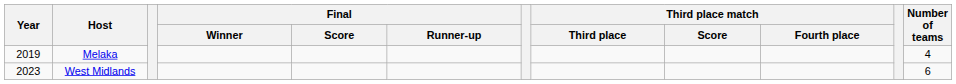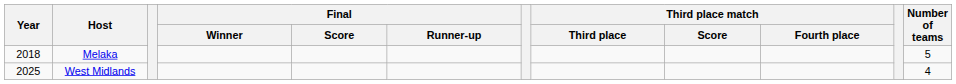(28, 54) 2019 -> (28, 54) 2018
(928, 54) 4 -> (928, 54) 5
(28, 71) 2023 -> (28, 71) 2025
(928, 71) 6 -> (928, 71) 4
